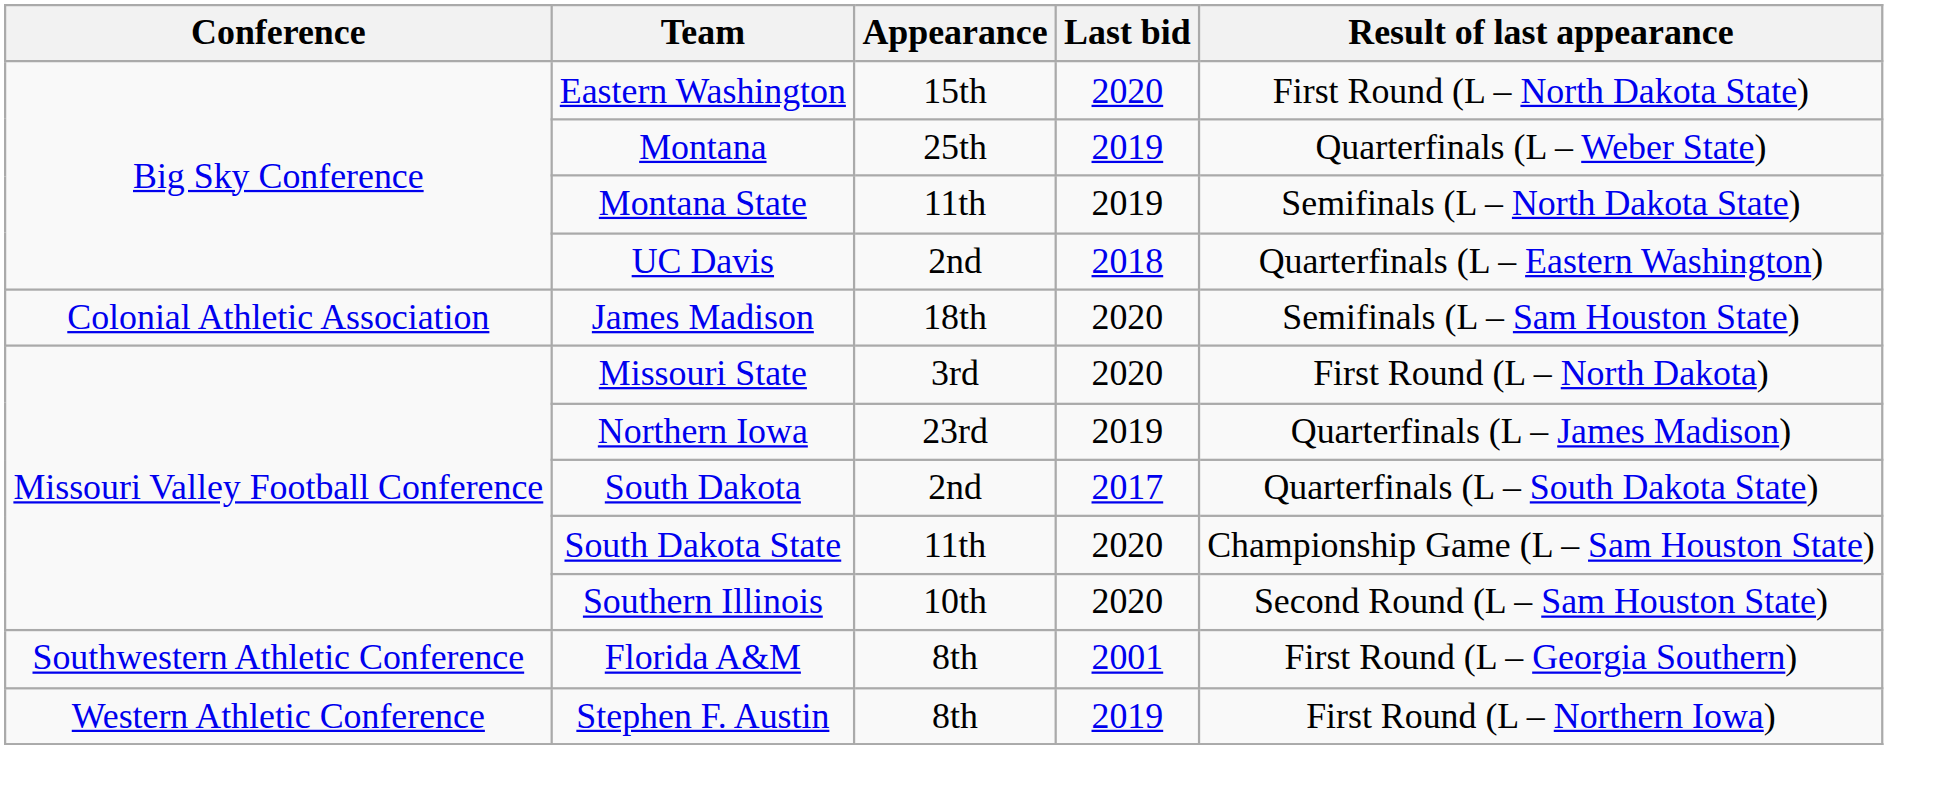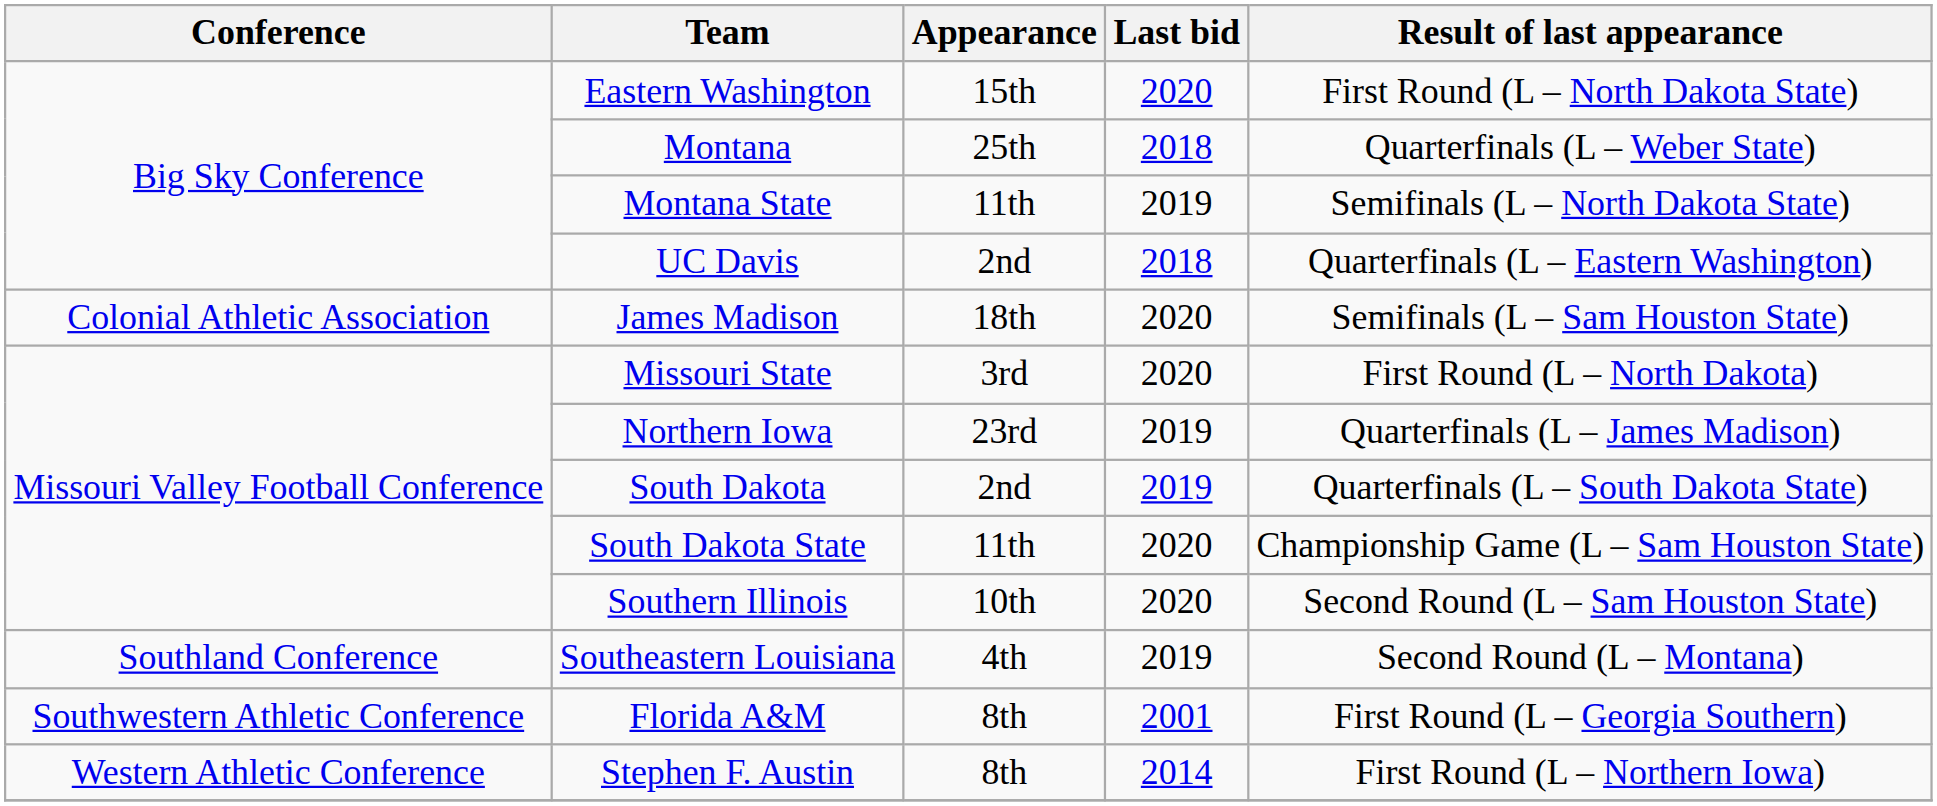(1127, 146) 2019 -> (1177, 146) 2018
(1127, 487) 2017 -> (1177, 487) 2019
+ row: (728, 658)
(1127, 715) 2019 -> (1177, 771) 2014
